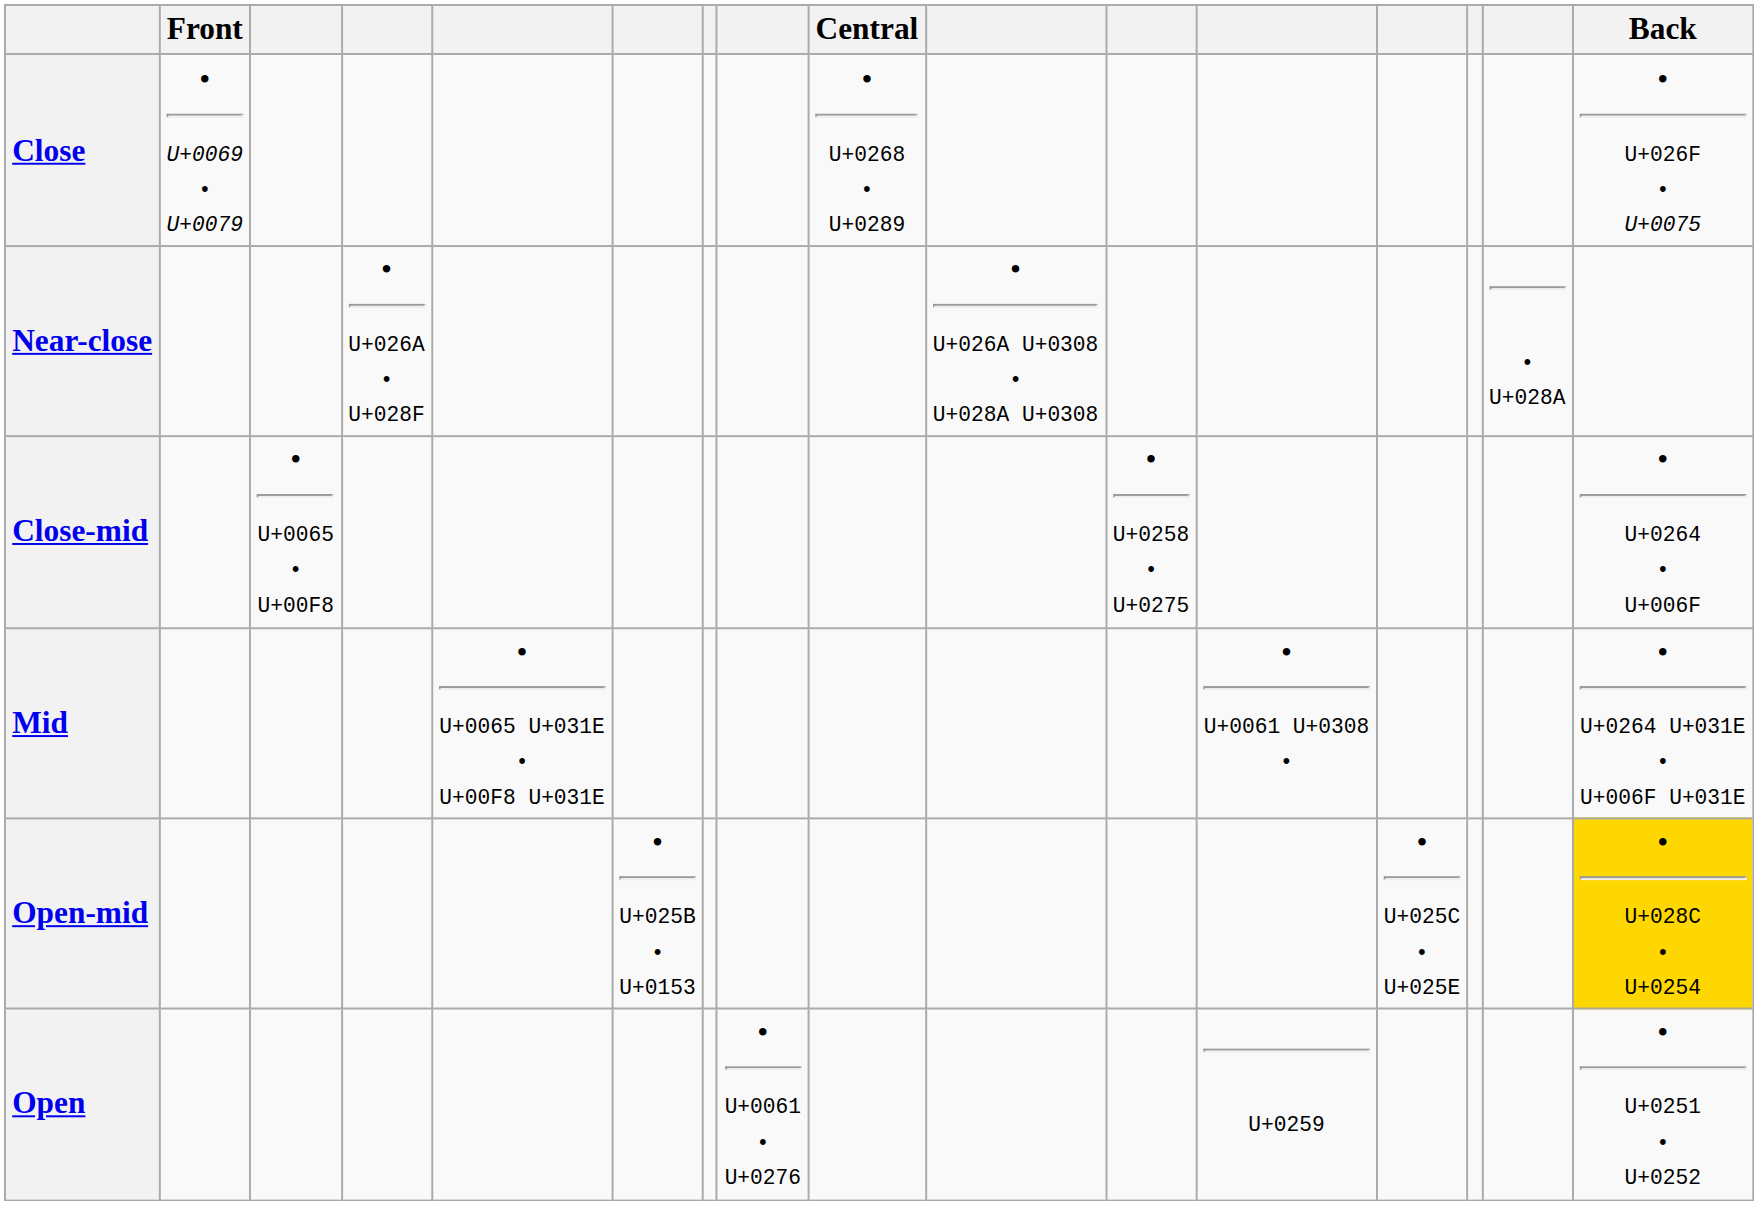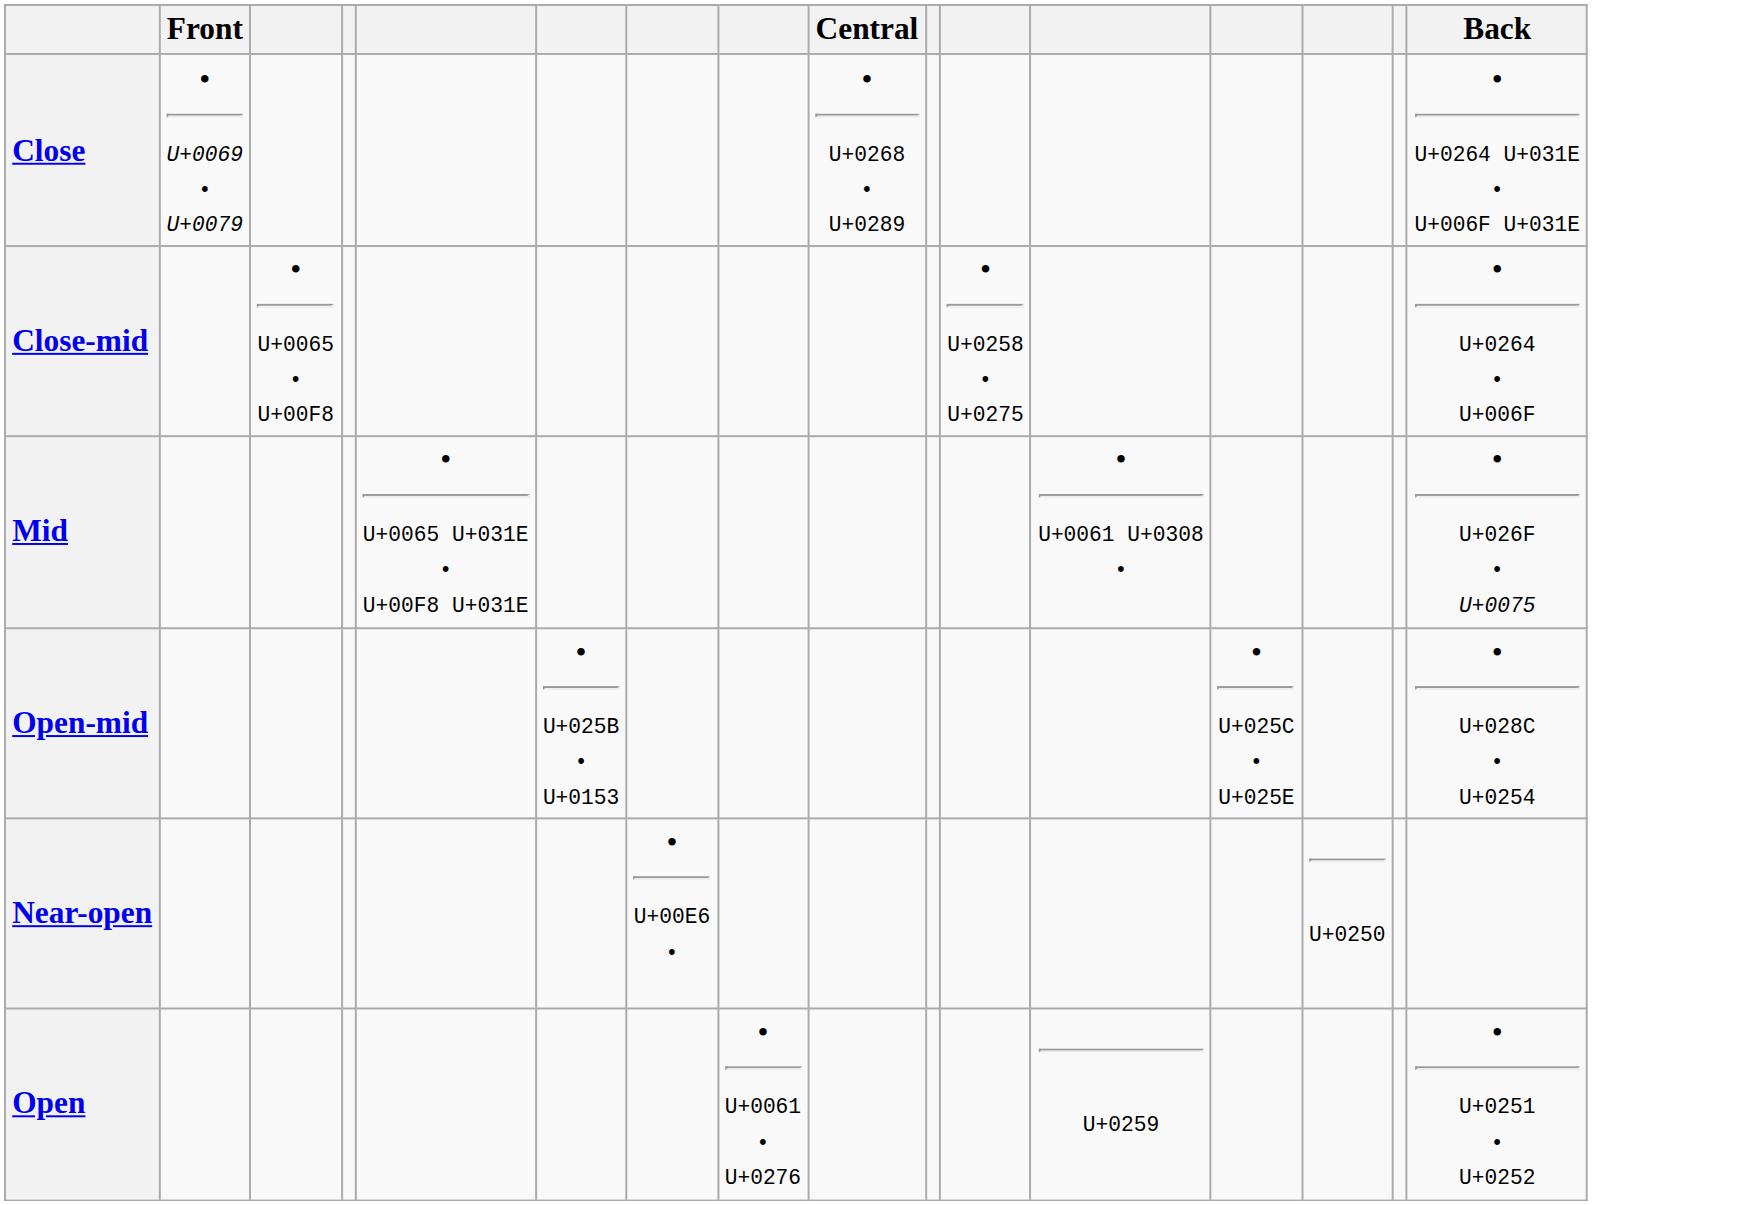(1663, 149) • U+026F • U+0075 -> (1497, 149) • U+0264 U+031E • U+006F U+031E
- row: (82, 340)
(1663, 722) • U+0264 U+031E • U+006F U+031E -> (1497, 531) • U+026F • U+0075
(1663, 913) gold background -> (1497, 722) no background
+ row: (82, 913)
